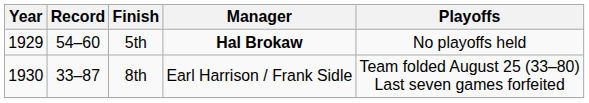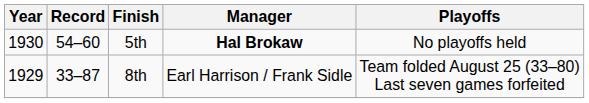(26, 42) 1929 -> (26, 42) 1930
(26, 76) 1930 -> (26, 76) 1929
